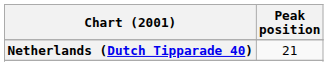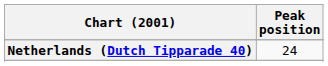(290, 50) 21 -> (290, 50) 24
